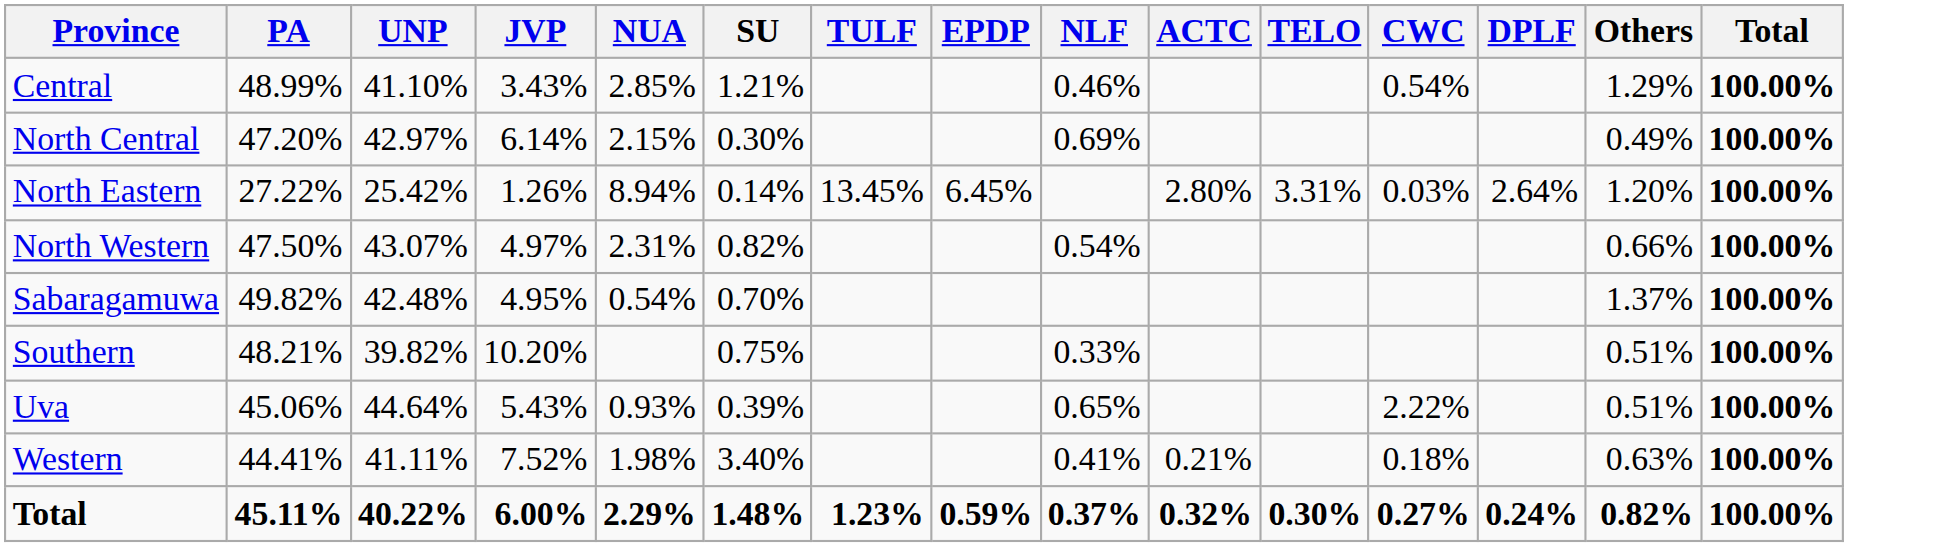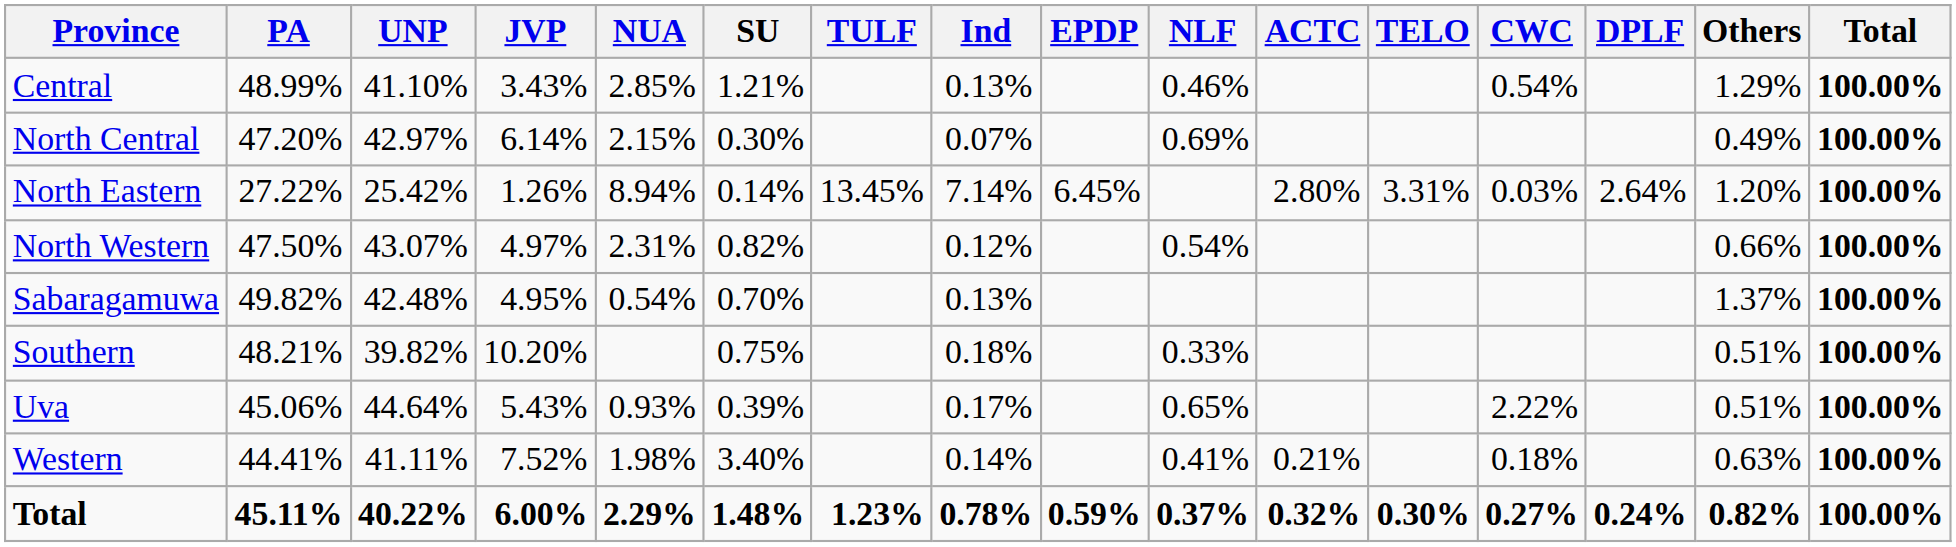+ column: (986, 31)
